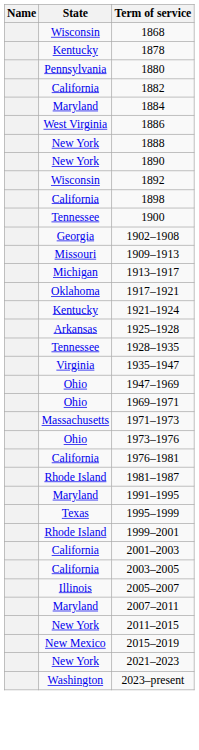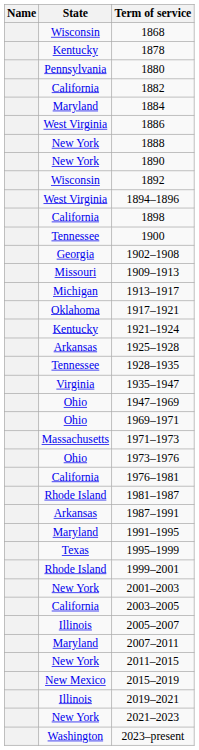+ row: (153, 198)
+ row: (153, 513)
(75, 550) California -> (75, 587) New York
+ row: (153, 699)
